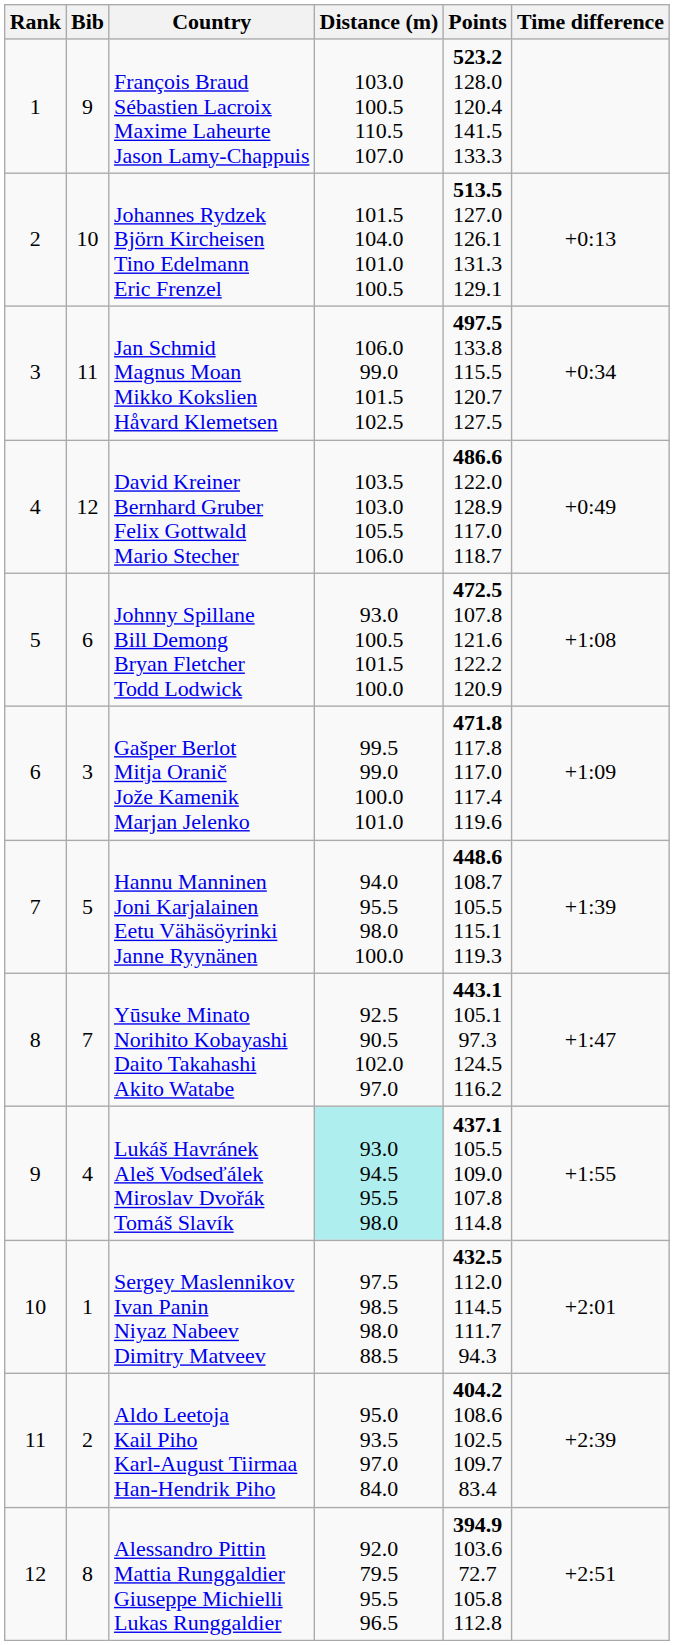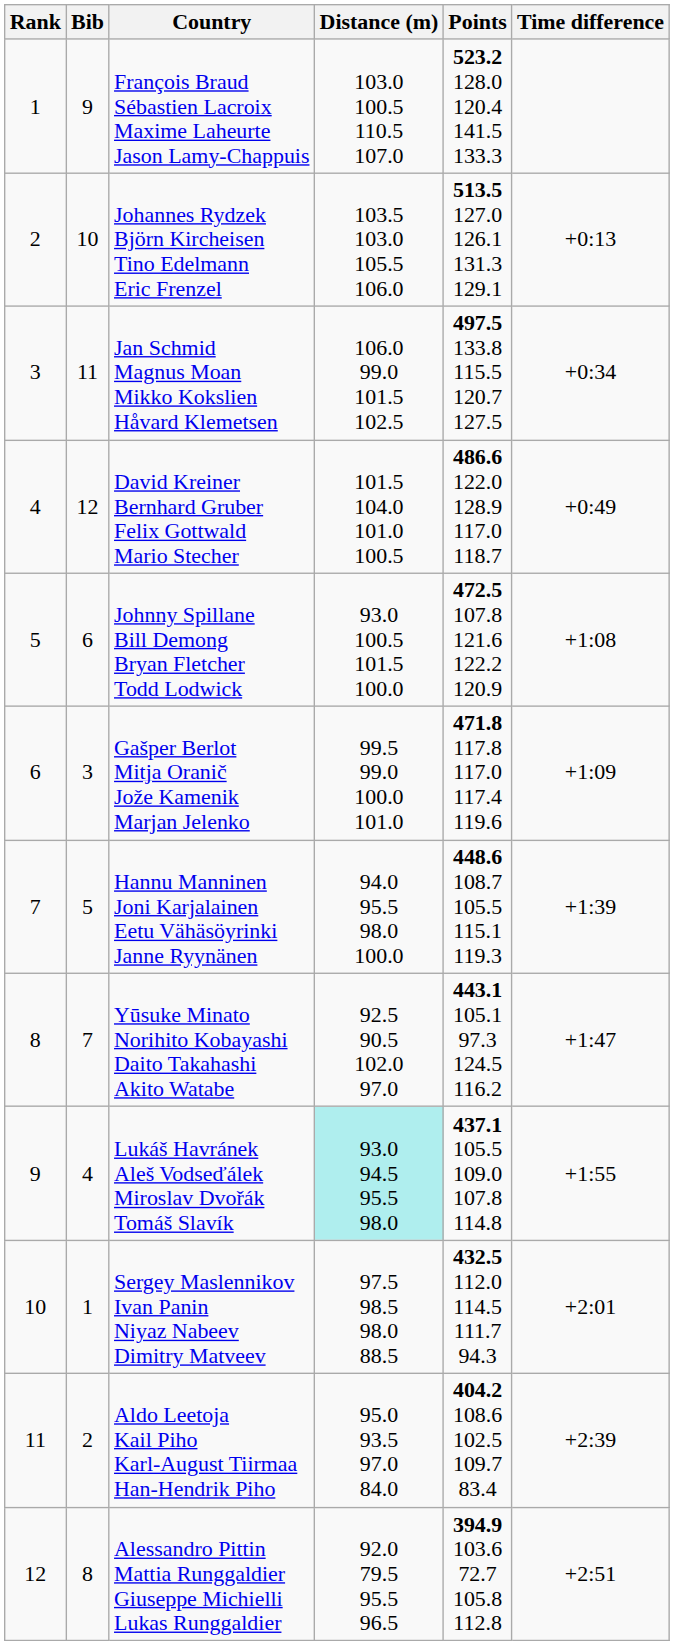(379, 251) 101.5 104.0 101.0 100.5 -> (379, 251) 103.5 103.0 105.5 106.0
(379, 518) 103.5 103.0 105.5 106.0 -> (379, 518) 101.5 104.0 101.0 100.5
